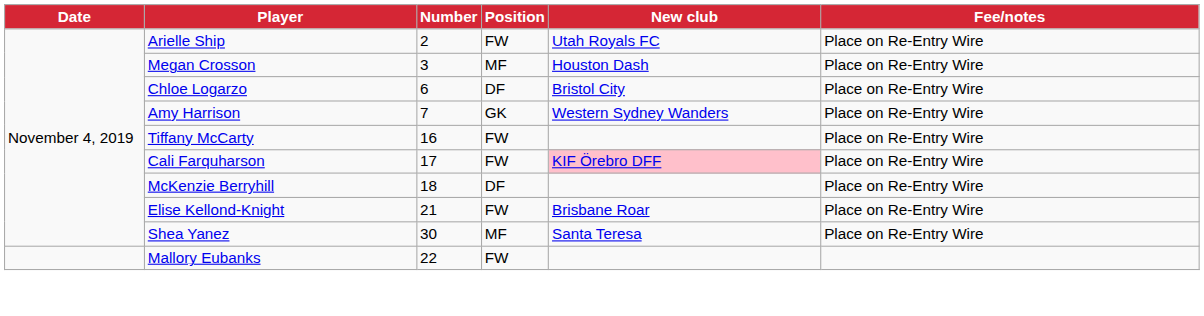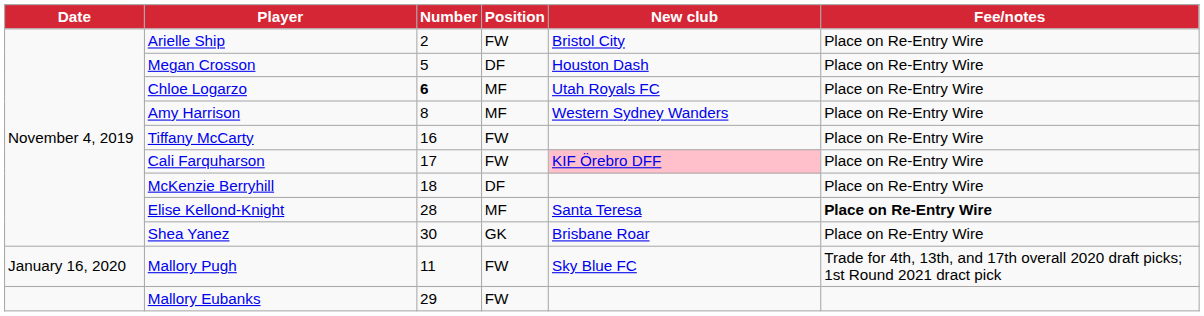(606, 41) Utah Royals FC -> (588, 41) Bristol City
(424, 65) 3 -> (424, 65) 5
(496, 65) MF -> (495, 65) DF
(424, 89) normal -> (424, 89) bold
(495, 89) DF -> (496, 89) MF
(588, 89) Bristol City -> (606, 89) Utah Royals FC
(424, 113) 7 -> (424, 113) 8
(496, 113) GK -> (496, 113) MF
(428, 210) 21 -> (428, 210) 28
(497, 210) FW -> (496, 210) MF
(601, 210) Brisbane Roar -> (597, 210) Santa Teresa
(904, 210) normal -> (908, 210) bold
(496, 234) MF -> (496, 234) GK
(597, 234) Santa Teresa -> (601, 234) Brisbane Roar
+ row: (192, 267)
(428, 258) 22 -> (428, 299) 29
